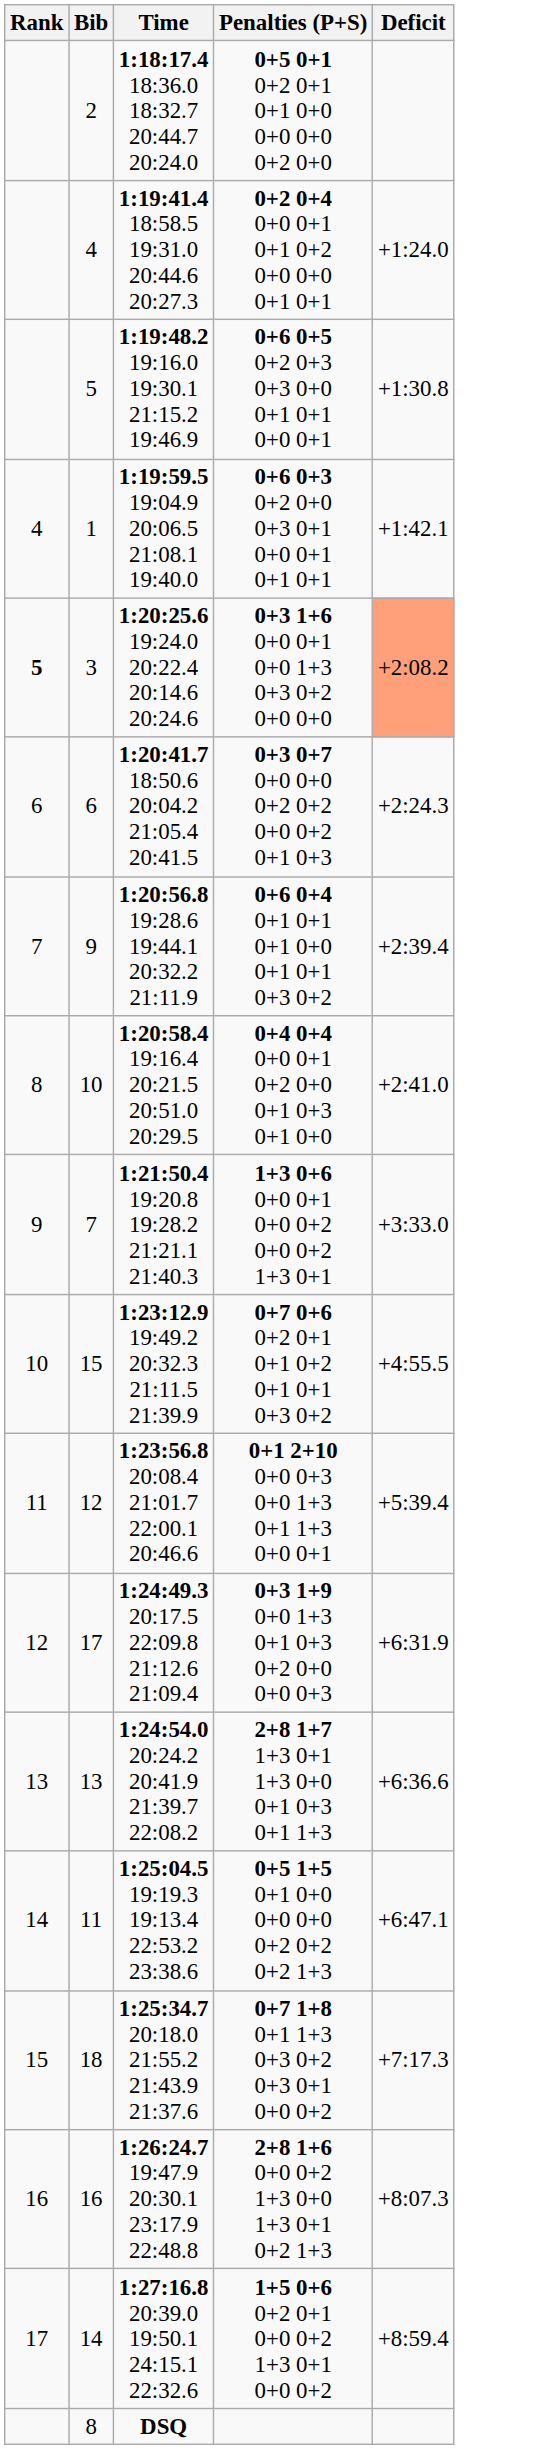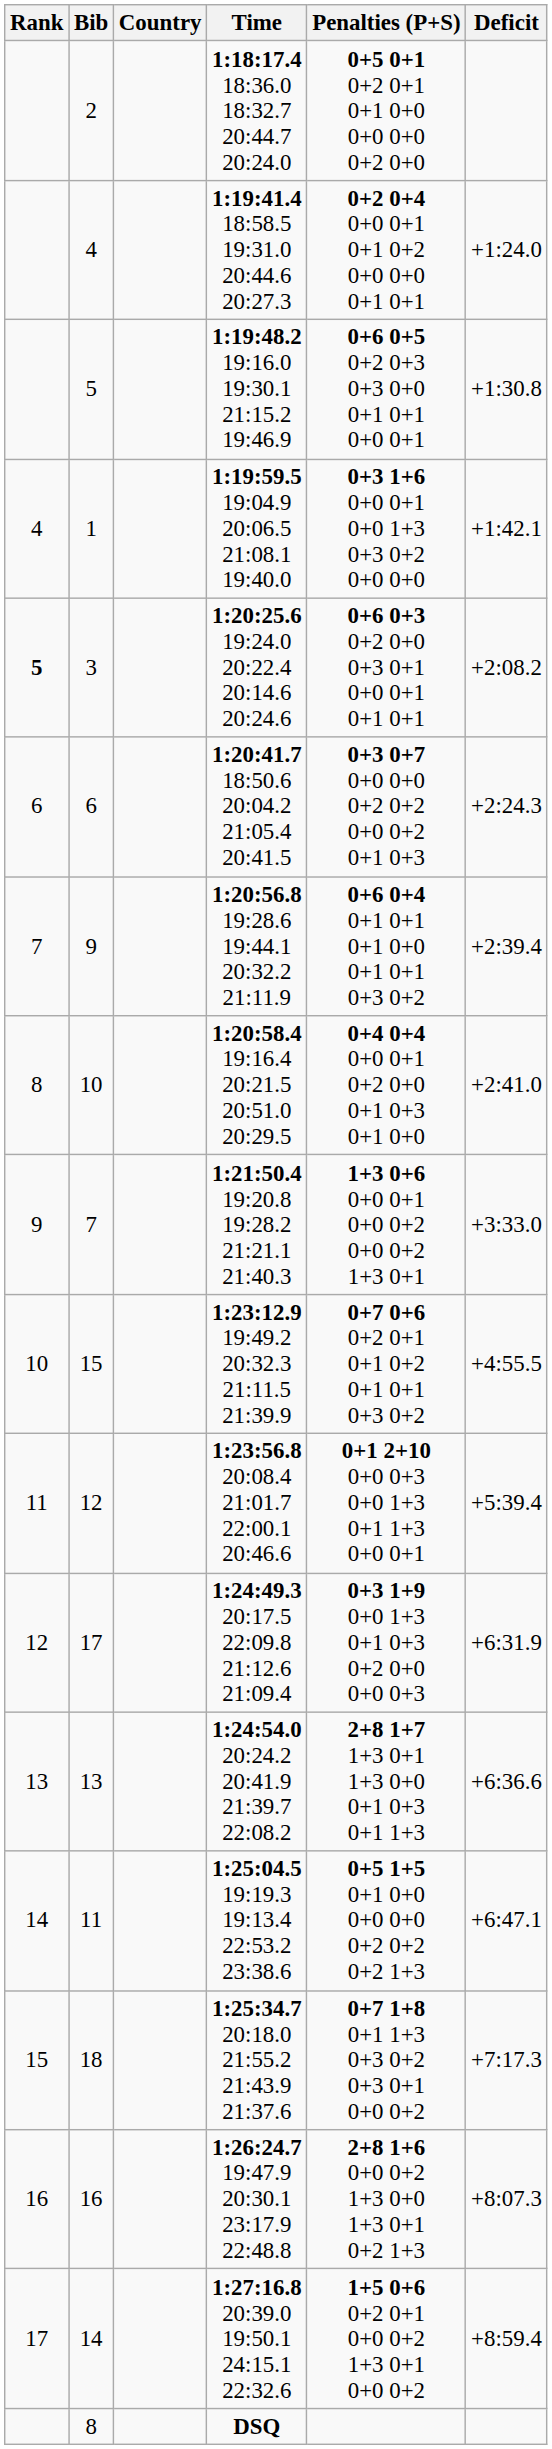+ column: (160, 22)
(293, 528) 0+6 0+3 0+2 0+0 0+3 0+1 0+0 0+1 0+1 0+1 -> (386, 528) 0+3 1+6 0+0 0+1 0+0 1+3 0+3 0+2 0+0 0+0
(293, 667) 0+3 1+6 0+0 0+1 0+0 1+3 0+3 0+2 0+0 0+0 -> (386, 667) 0+6 0+3 0+2 0+0 0+3 0+1 0+0 0+1 0+1 0+1
(413, 667) lightsalmon background -> (506, 667) no background
